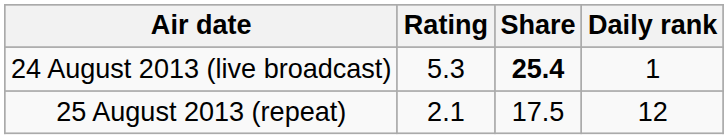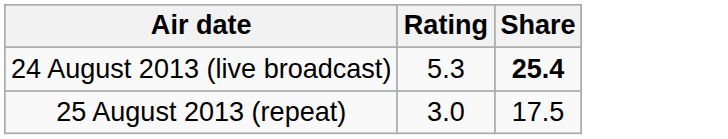- column: (653, 25)
(446, 111) 2.1 -> (446, 111) 3.0
